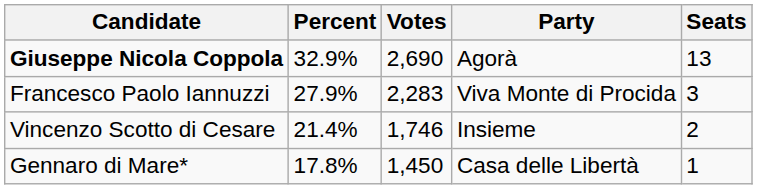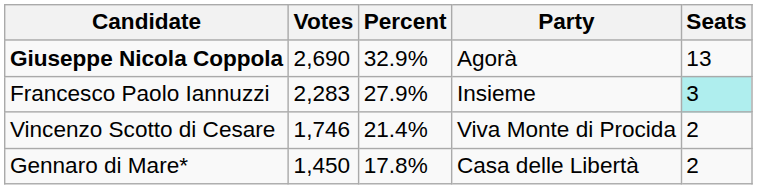columns swapped: (417, 22) <-> (335, 22)
(566, 93) Viva Monte di Procida -> (496, 93) Insieme
(693, 93) no background -> (693, 93) paleturquoise background
(496, 129) Insieme -> (566, 129) Viva Monte di Procida
(693, 165) 1 -> (693, 165) 2
